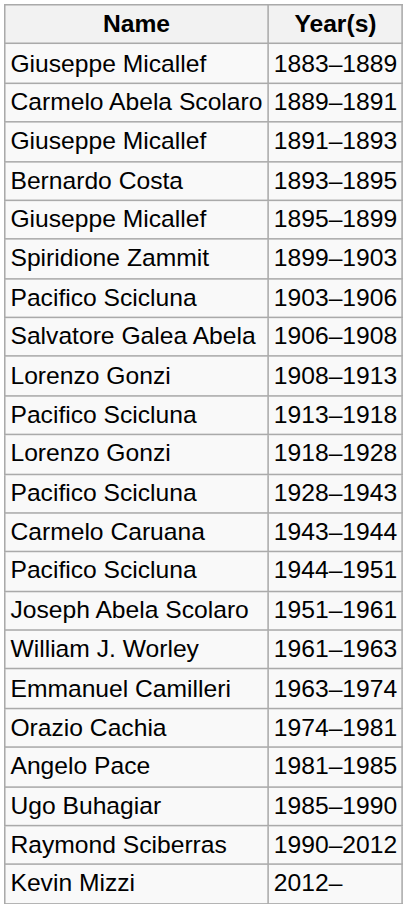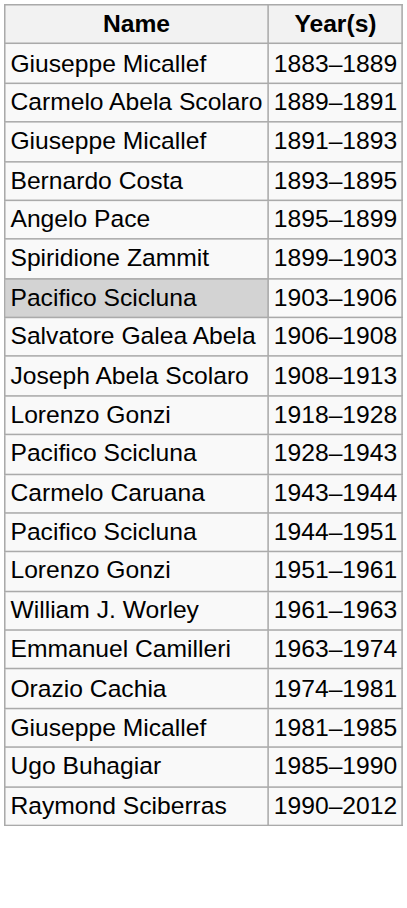(108, 219) Giuseppe Micallef -> (80, 219) Angelo Pace
(104, 297) no background -> (104, 297) lightgrey background
(91, 375) Lorenzo Gonzi -> (130, 375) Joseph Abela Scolaro
- row: (335, 414)
(130, 610) Joseph Abela Scolaro -> (91, 571) Lorenzo Gonzi
(80, 766) Angelo Pace -> (108, 727) Giuseppe Micallef
- row: (308, 883)
